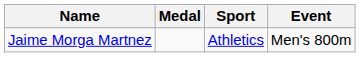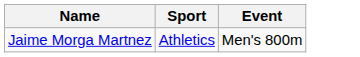- column: (180, 16)
